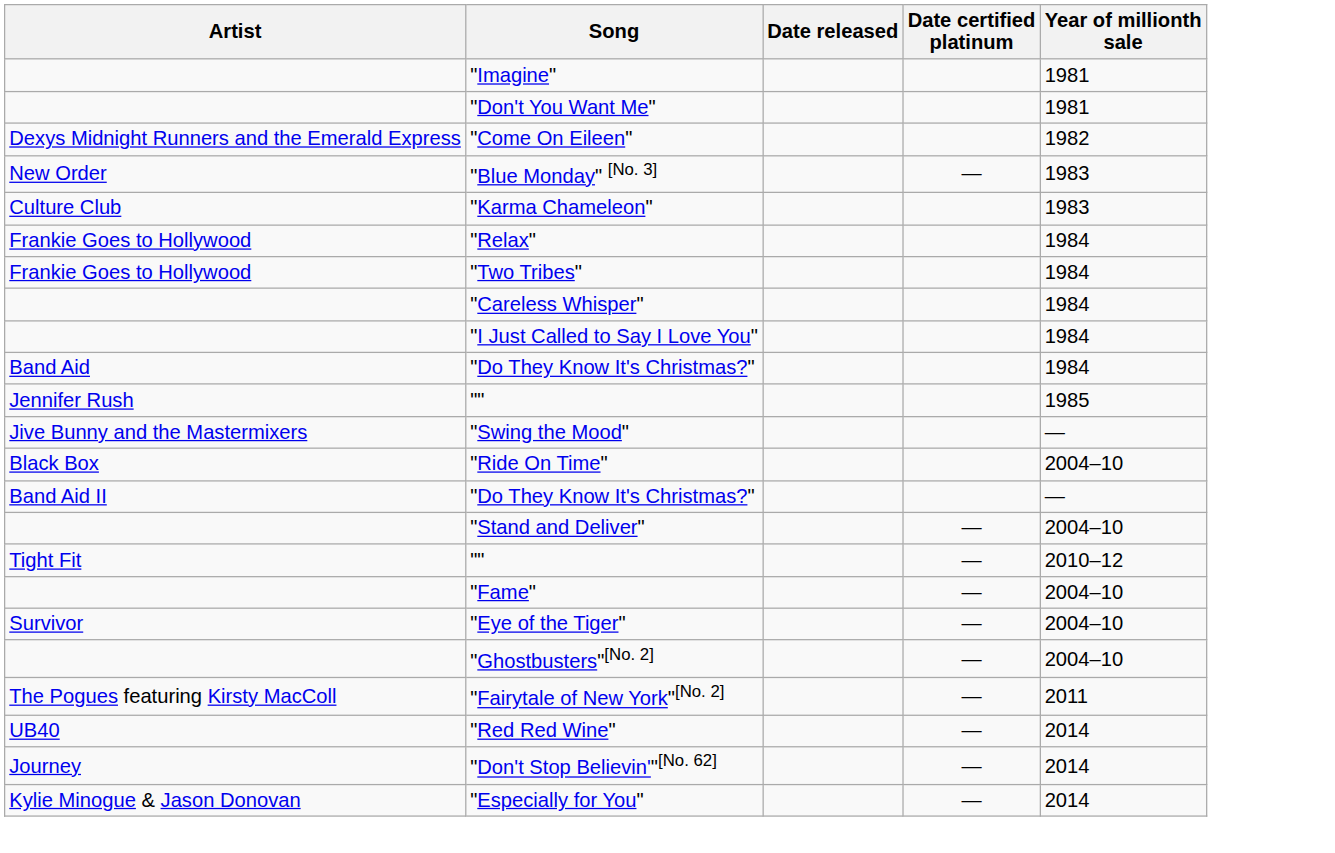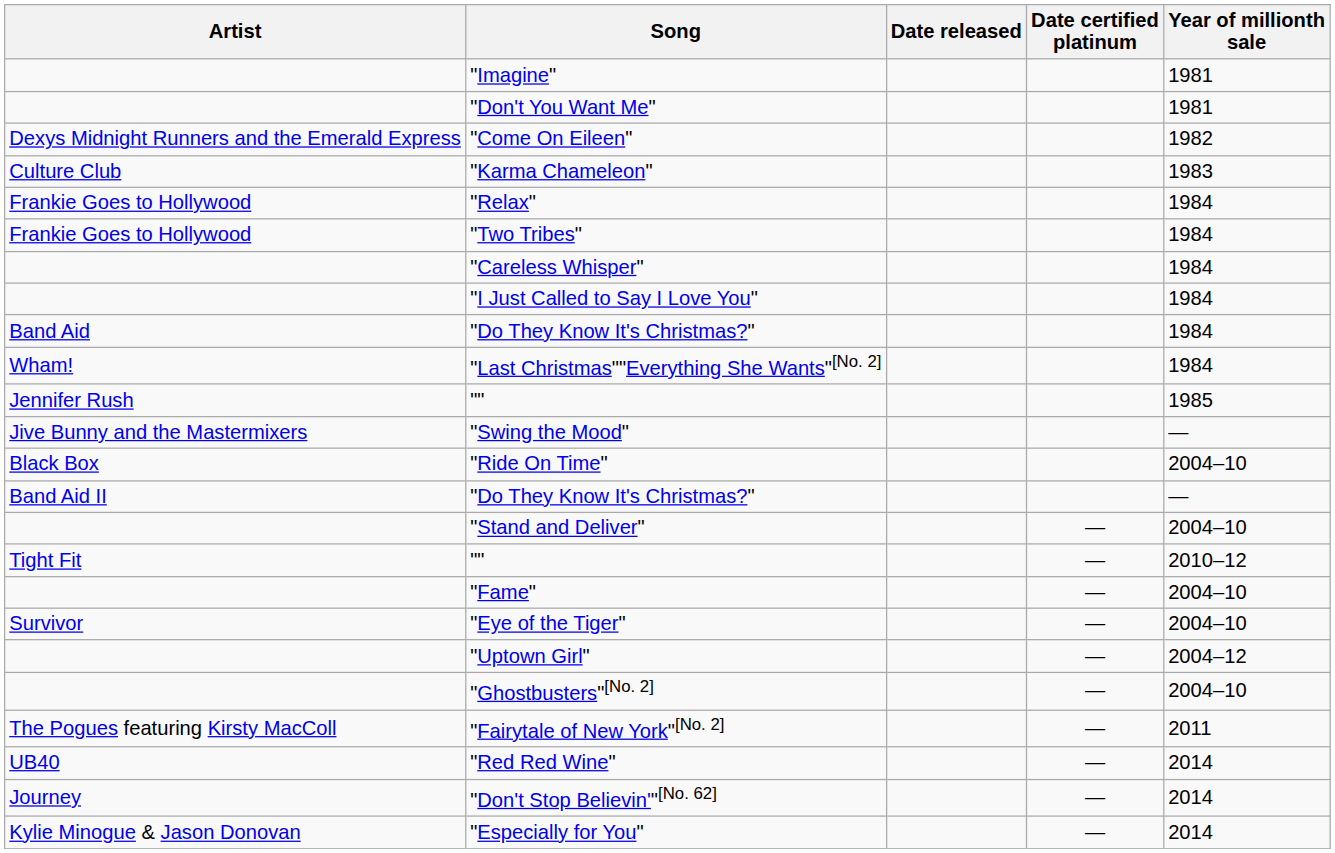- row: (58, 173)
+ row: (41, 365)
+ row: (235, 656)
